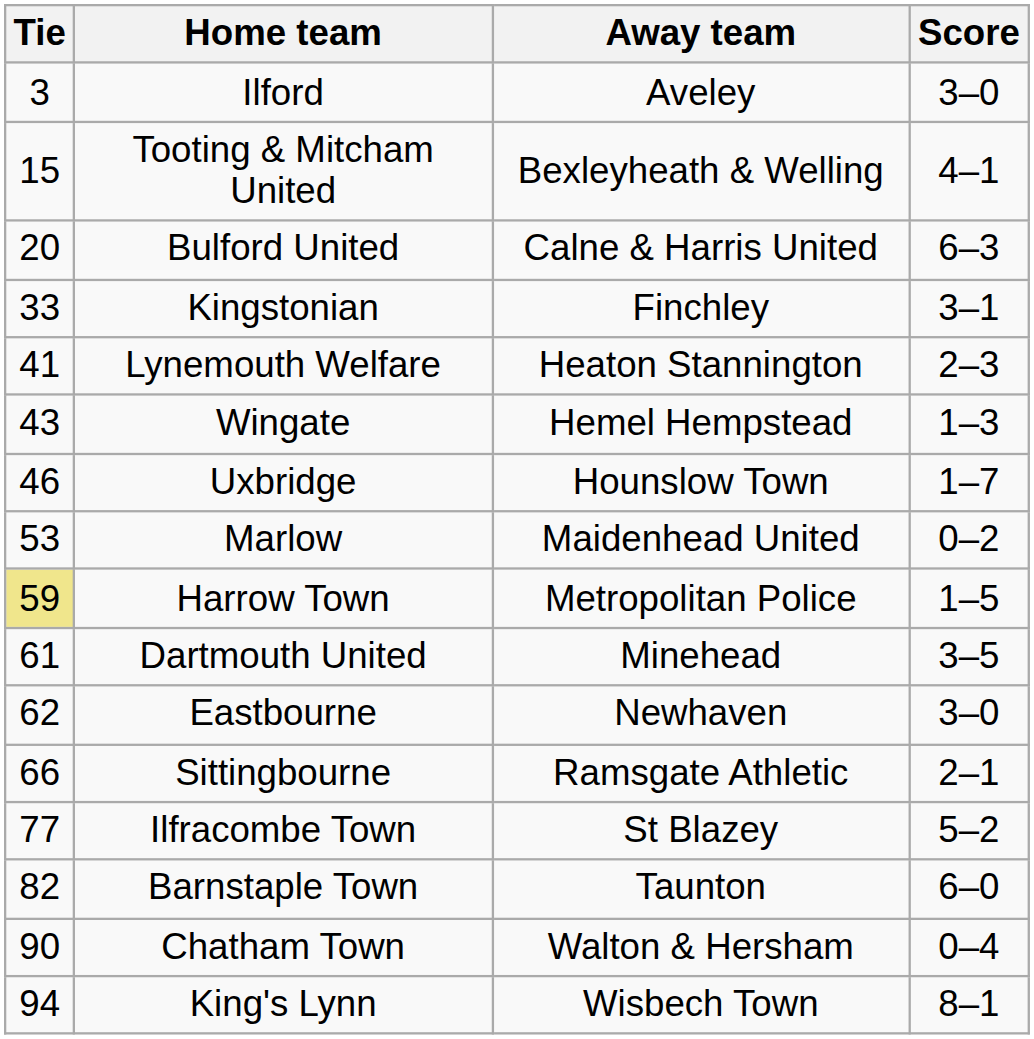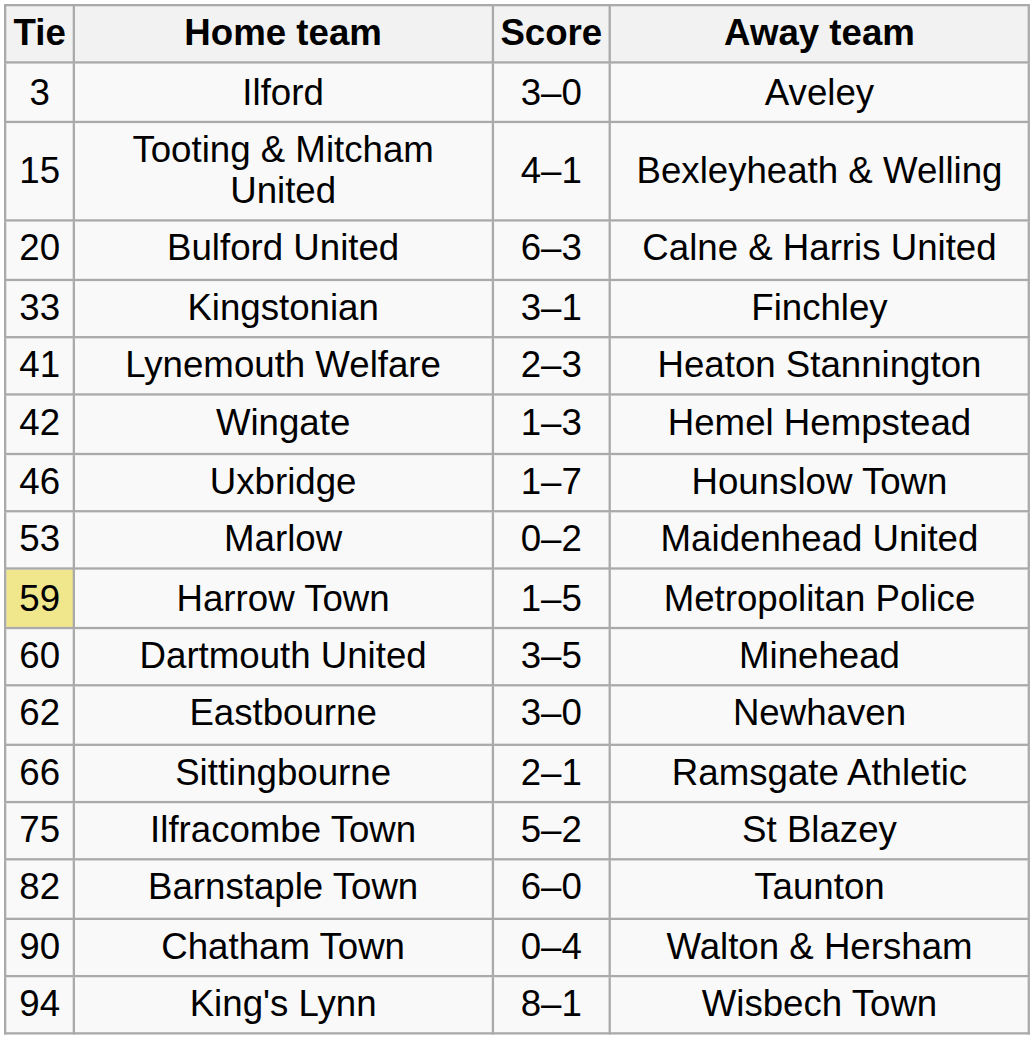columns swapped: (969, 33) <-> (701, 33)
(40, 423) 43 -> (40, 423) 42
(40, 655) 61 -> (40, 655) 60
(40, 830) 77 -> (40, 830) 75
